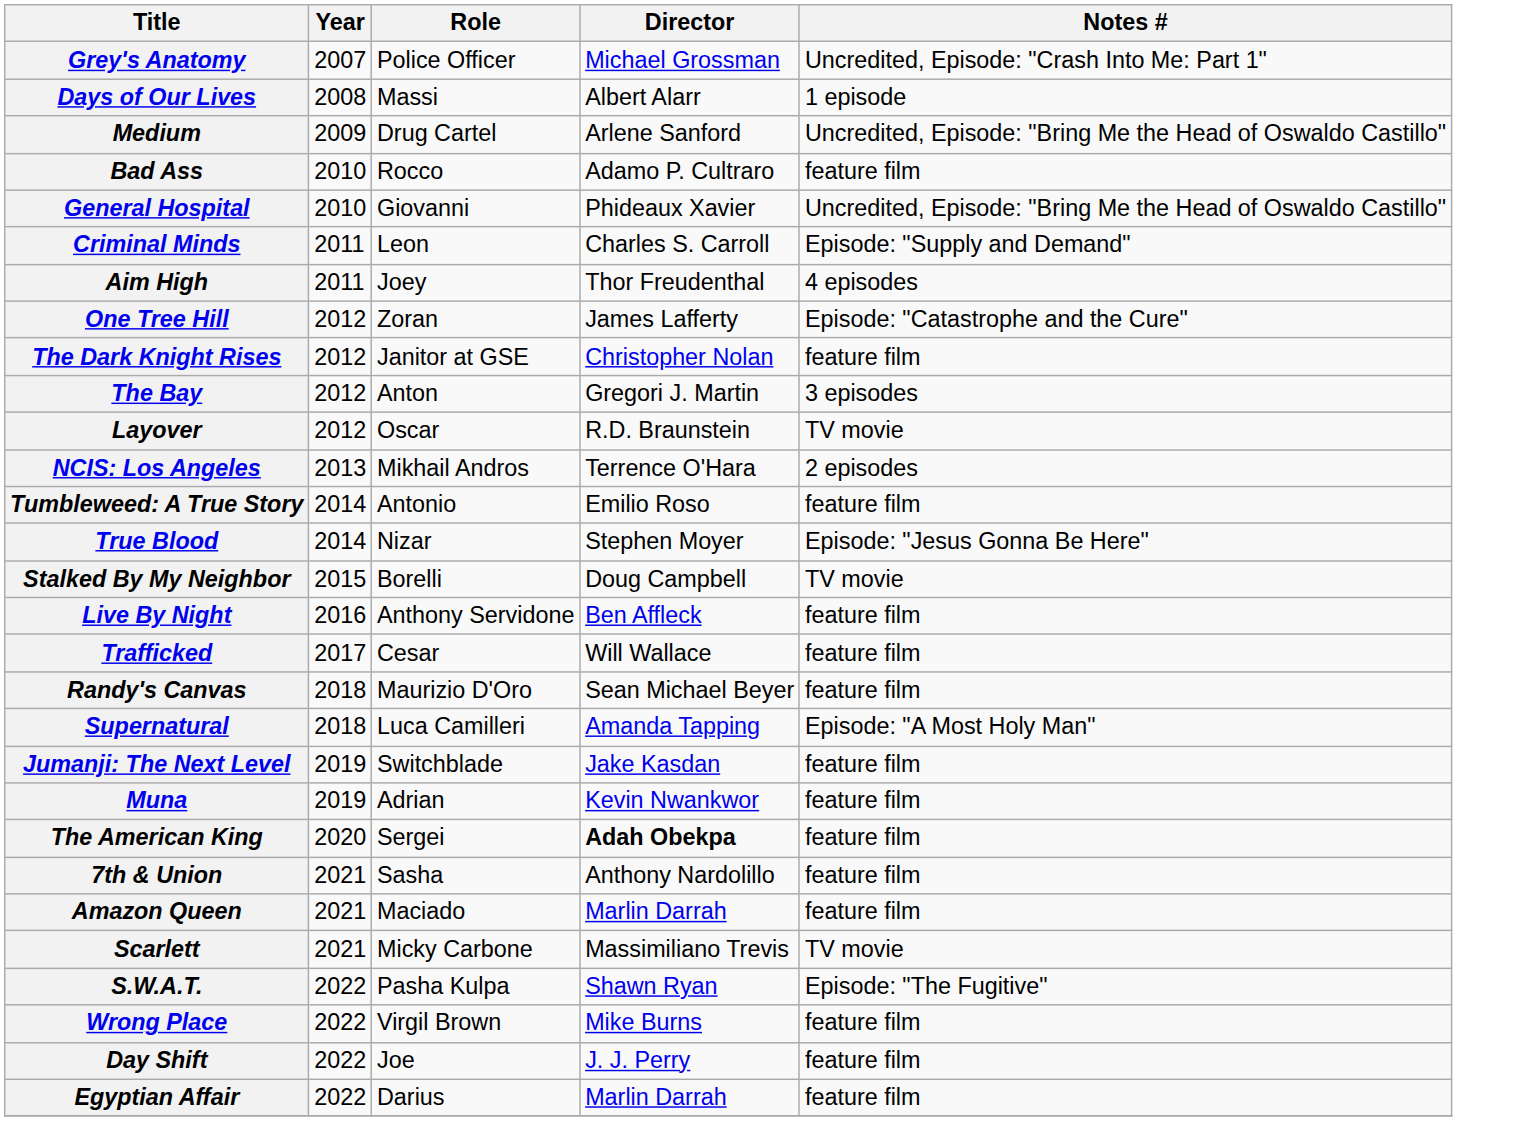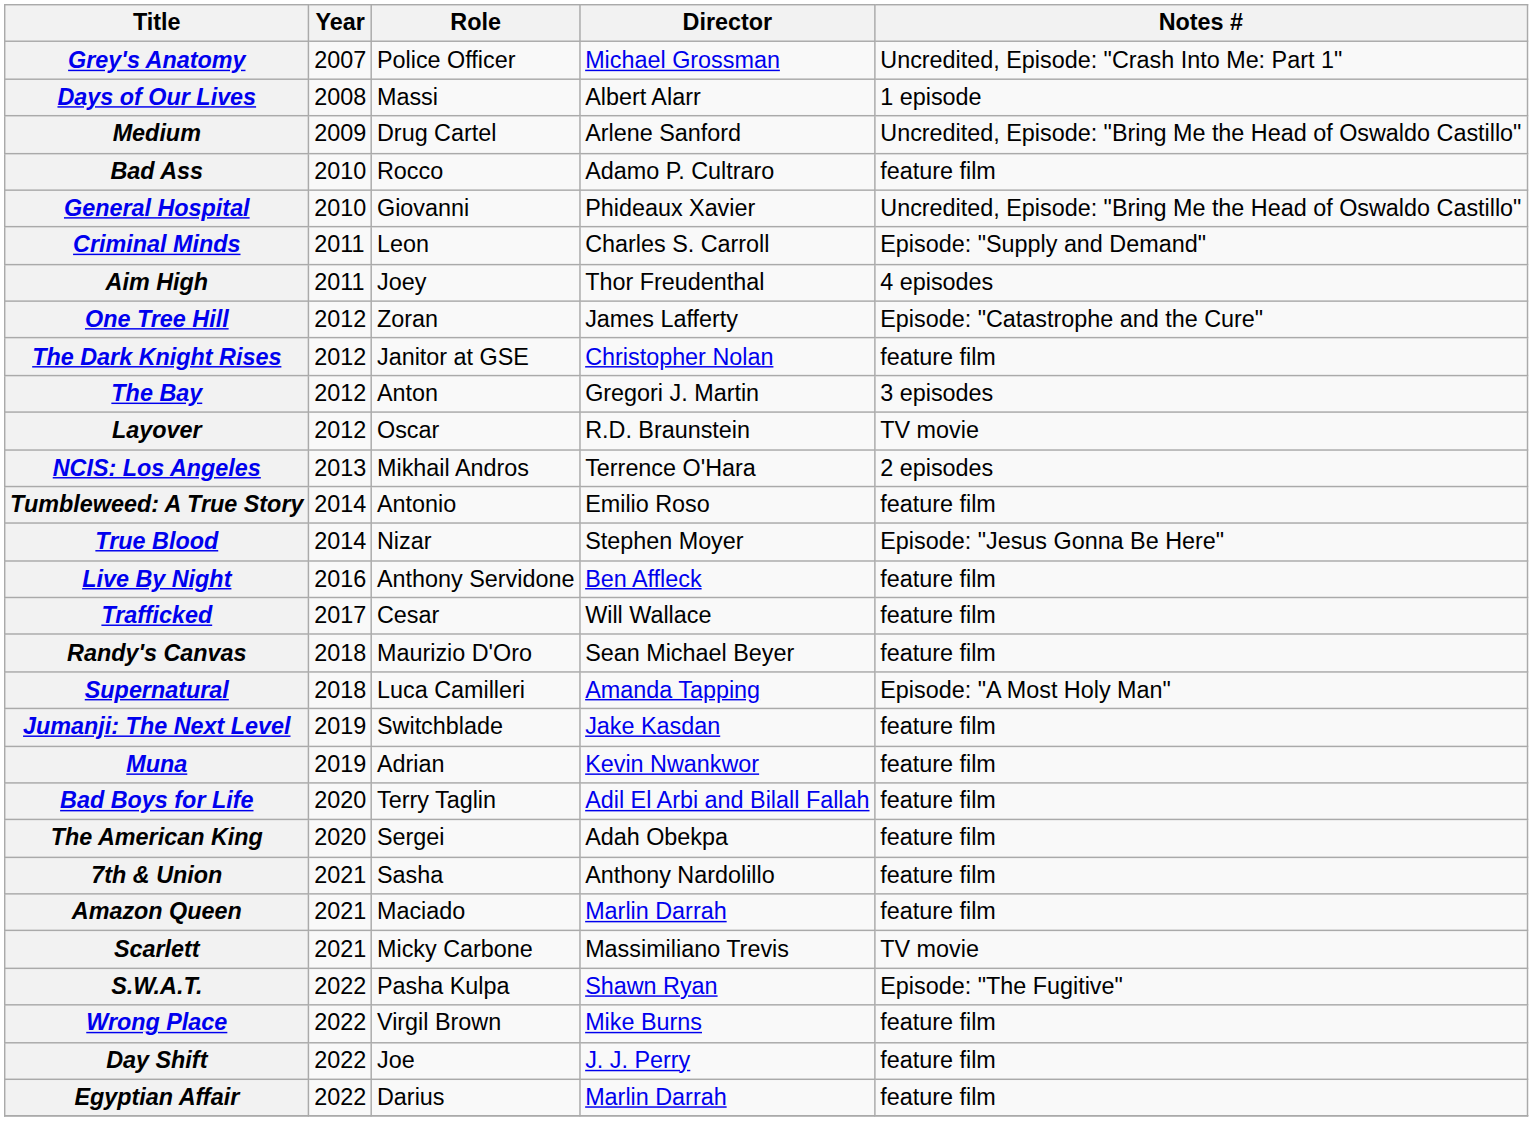- row: (157, 578)
+ row: (157, 801)
(660, 838) bold -> (657, 838) normal
